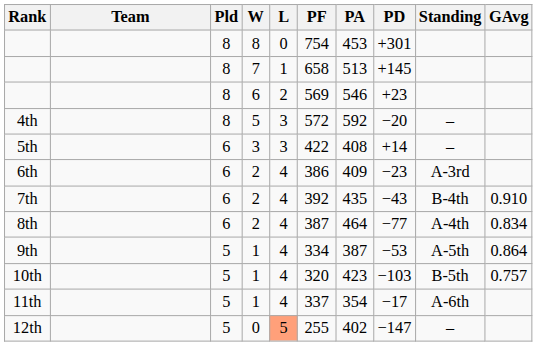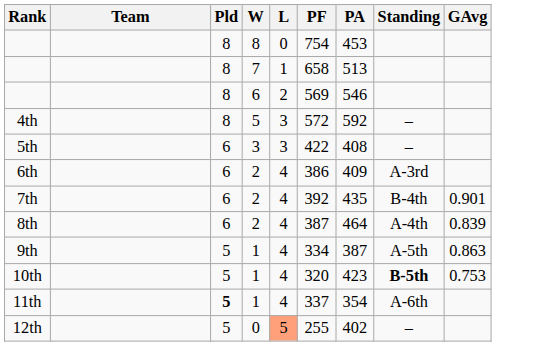- column: (394, 17)
(509, 198) 0.910 -> (468, 198) 0.901
(509, 224) 0.834 -> (468, 224) 0.839
(509, 250) 0.864 -> (468, 250) 0.863
(450, 276) normal -> (409, 276) bold
(509, 276) 0.757 -> (468, 276) 0.753
(226, 302) normal -> (226, 302) bold
